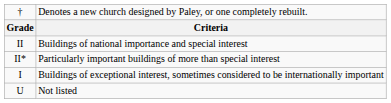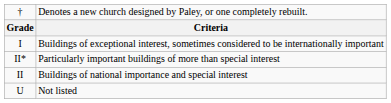rows swapped: (20, 75) <-> (20, 43)
